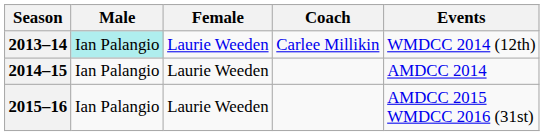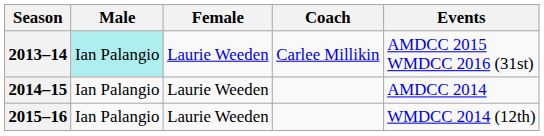(461, 44) WMDCC 2014 (12th) -> (460, 53) AMDCC 2015 WMDCC 2016 (31st)
(460, 107) AMDCC 2015 WMDCC 2016 (31st) -> (461, 116) WMDCC 2014 (12th)
